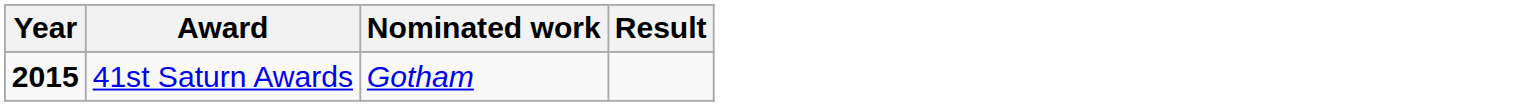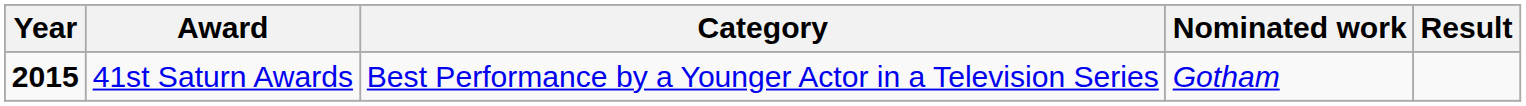+ column: (763, 28)
